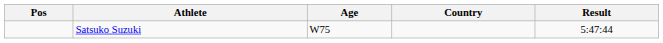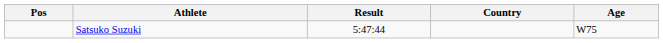columns swapped: (349, 12) <-> (597, 12)
